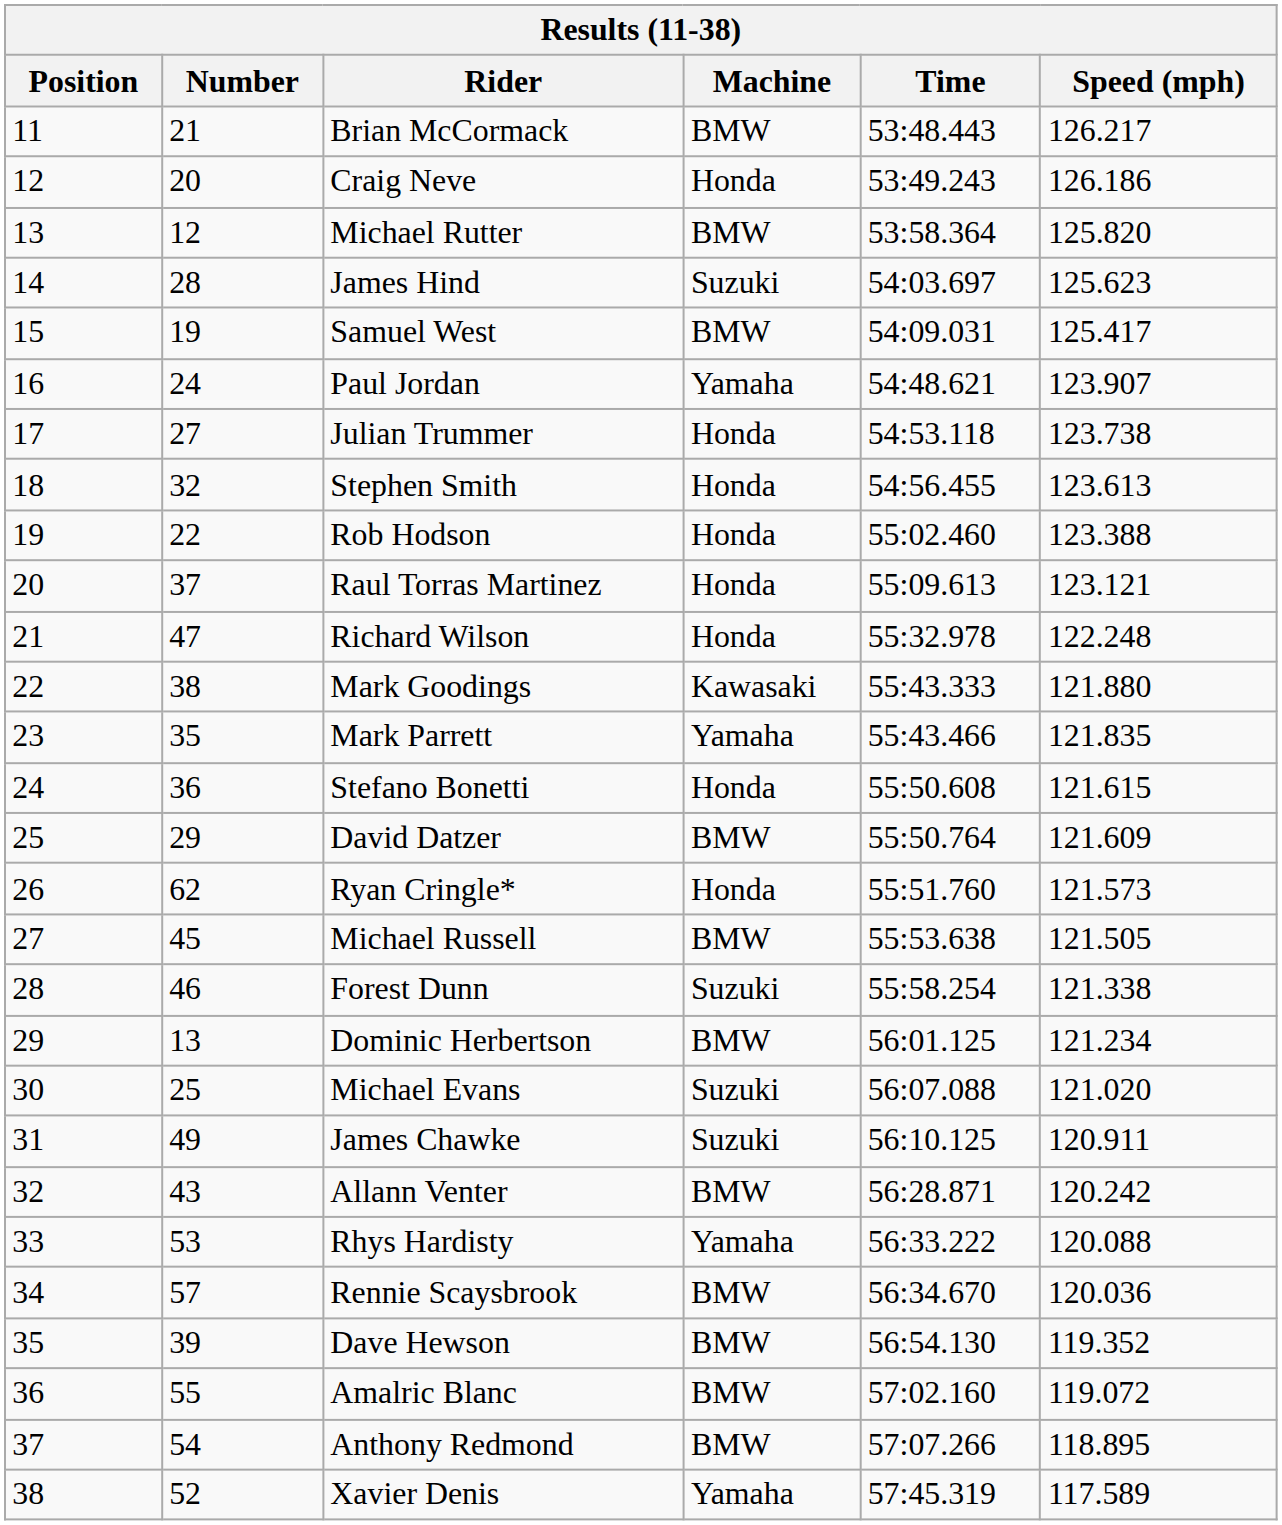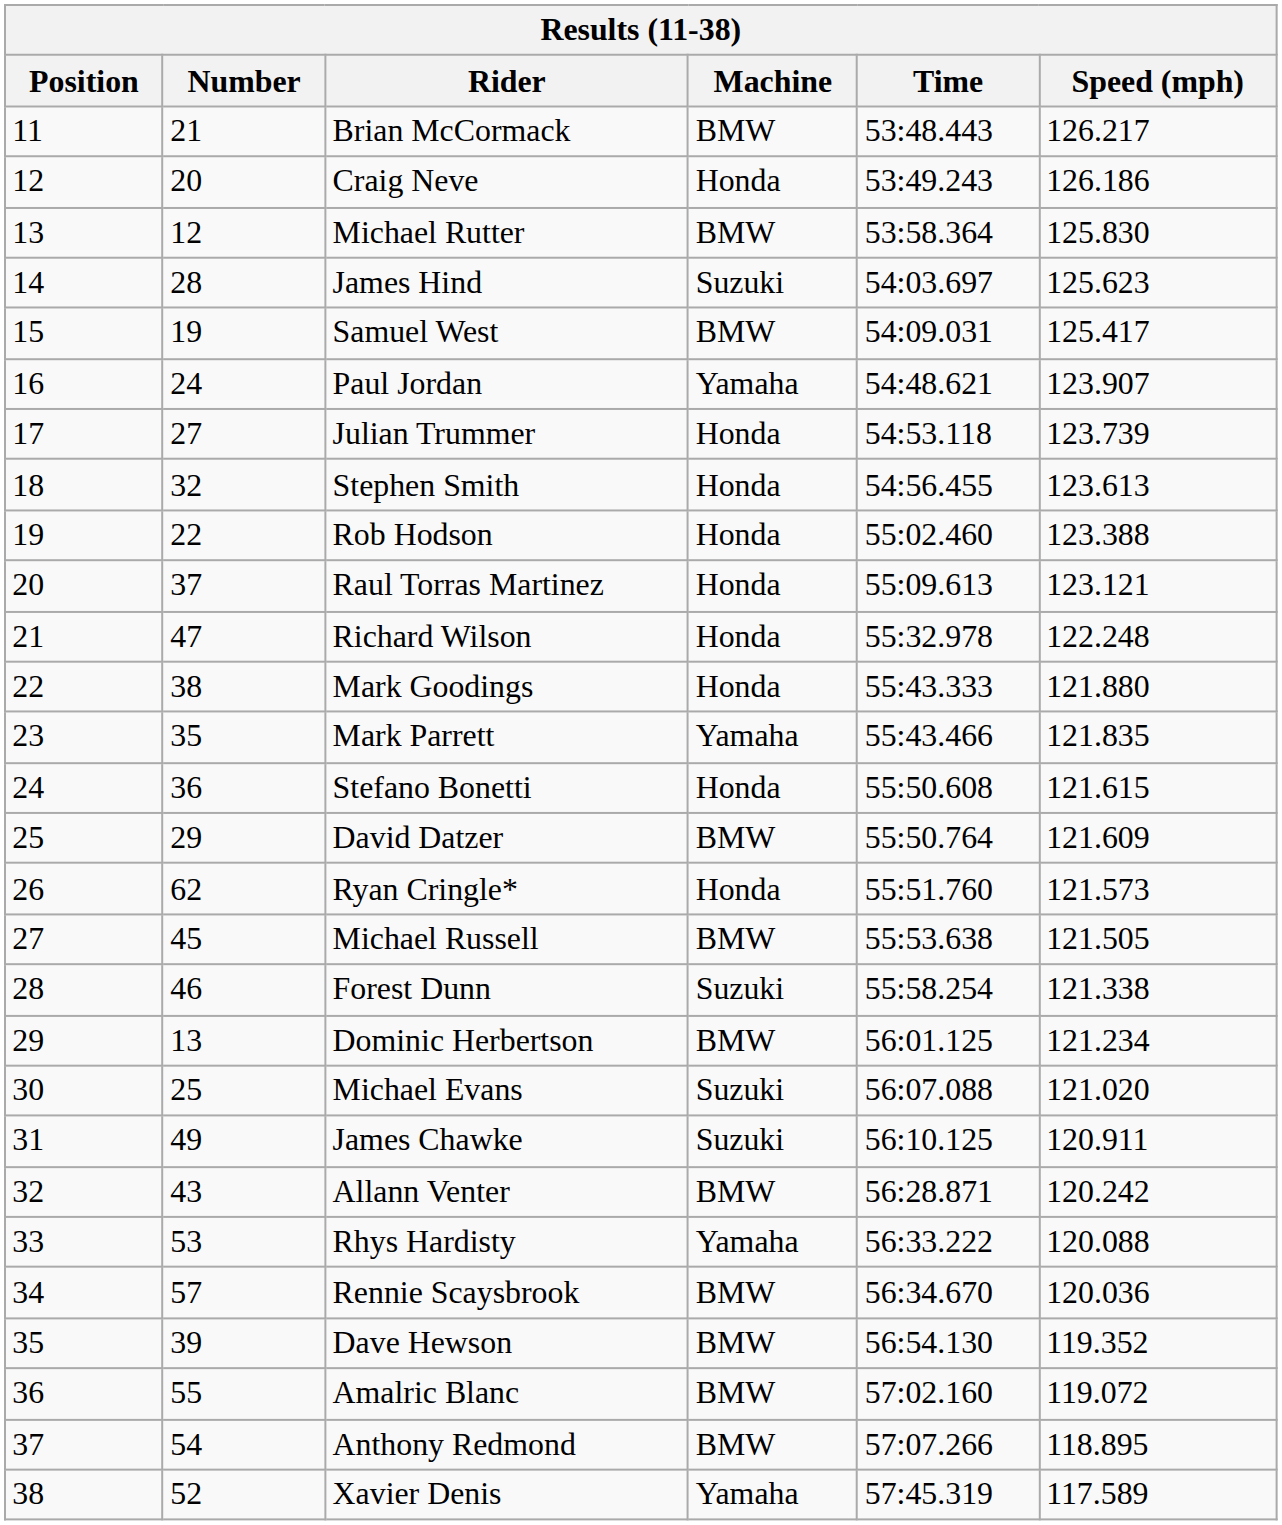(1100, 231) 125.820 -> (1098, 231) 125.830
(1100, 433) 123.738 -> (1098, 433) 123.739
(754, 686) Kawasaki -> (738, 686) Honda
